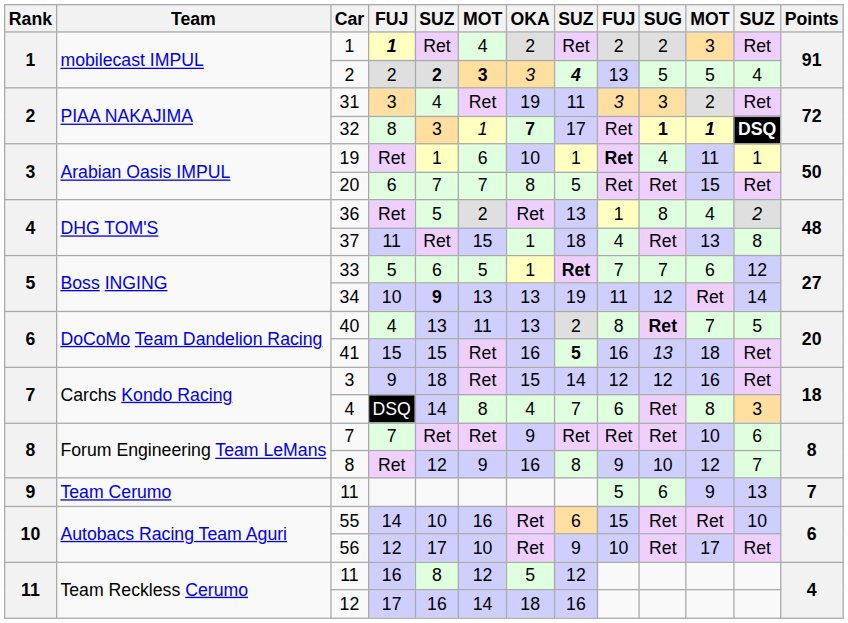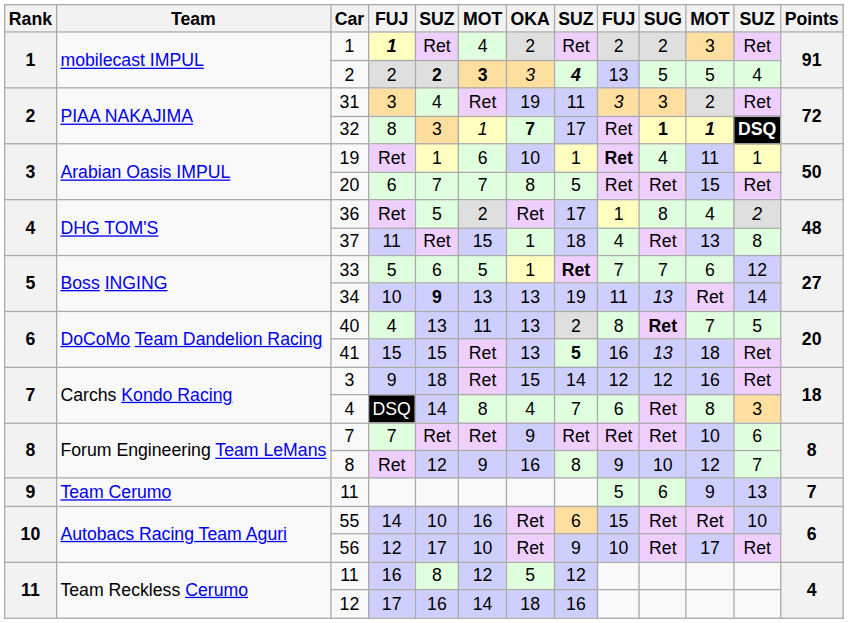(576, 213) 13 -> (576, 213) 17
(663, 297) 12 -> (663, 297) 13
(530, 353) 16 -> (530, 353) 13
